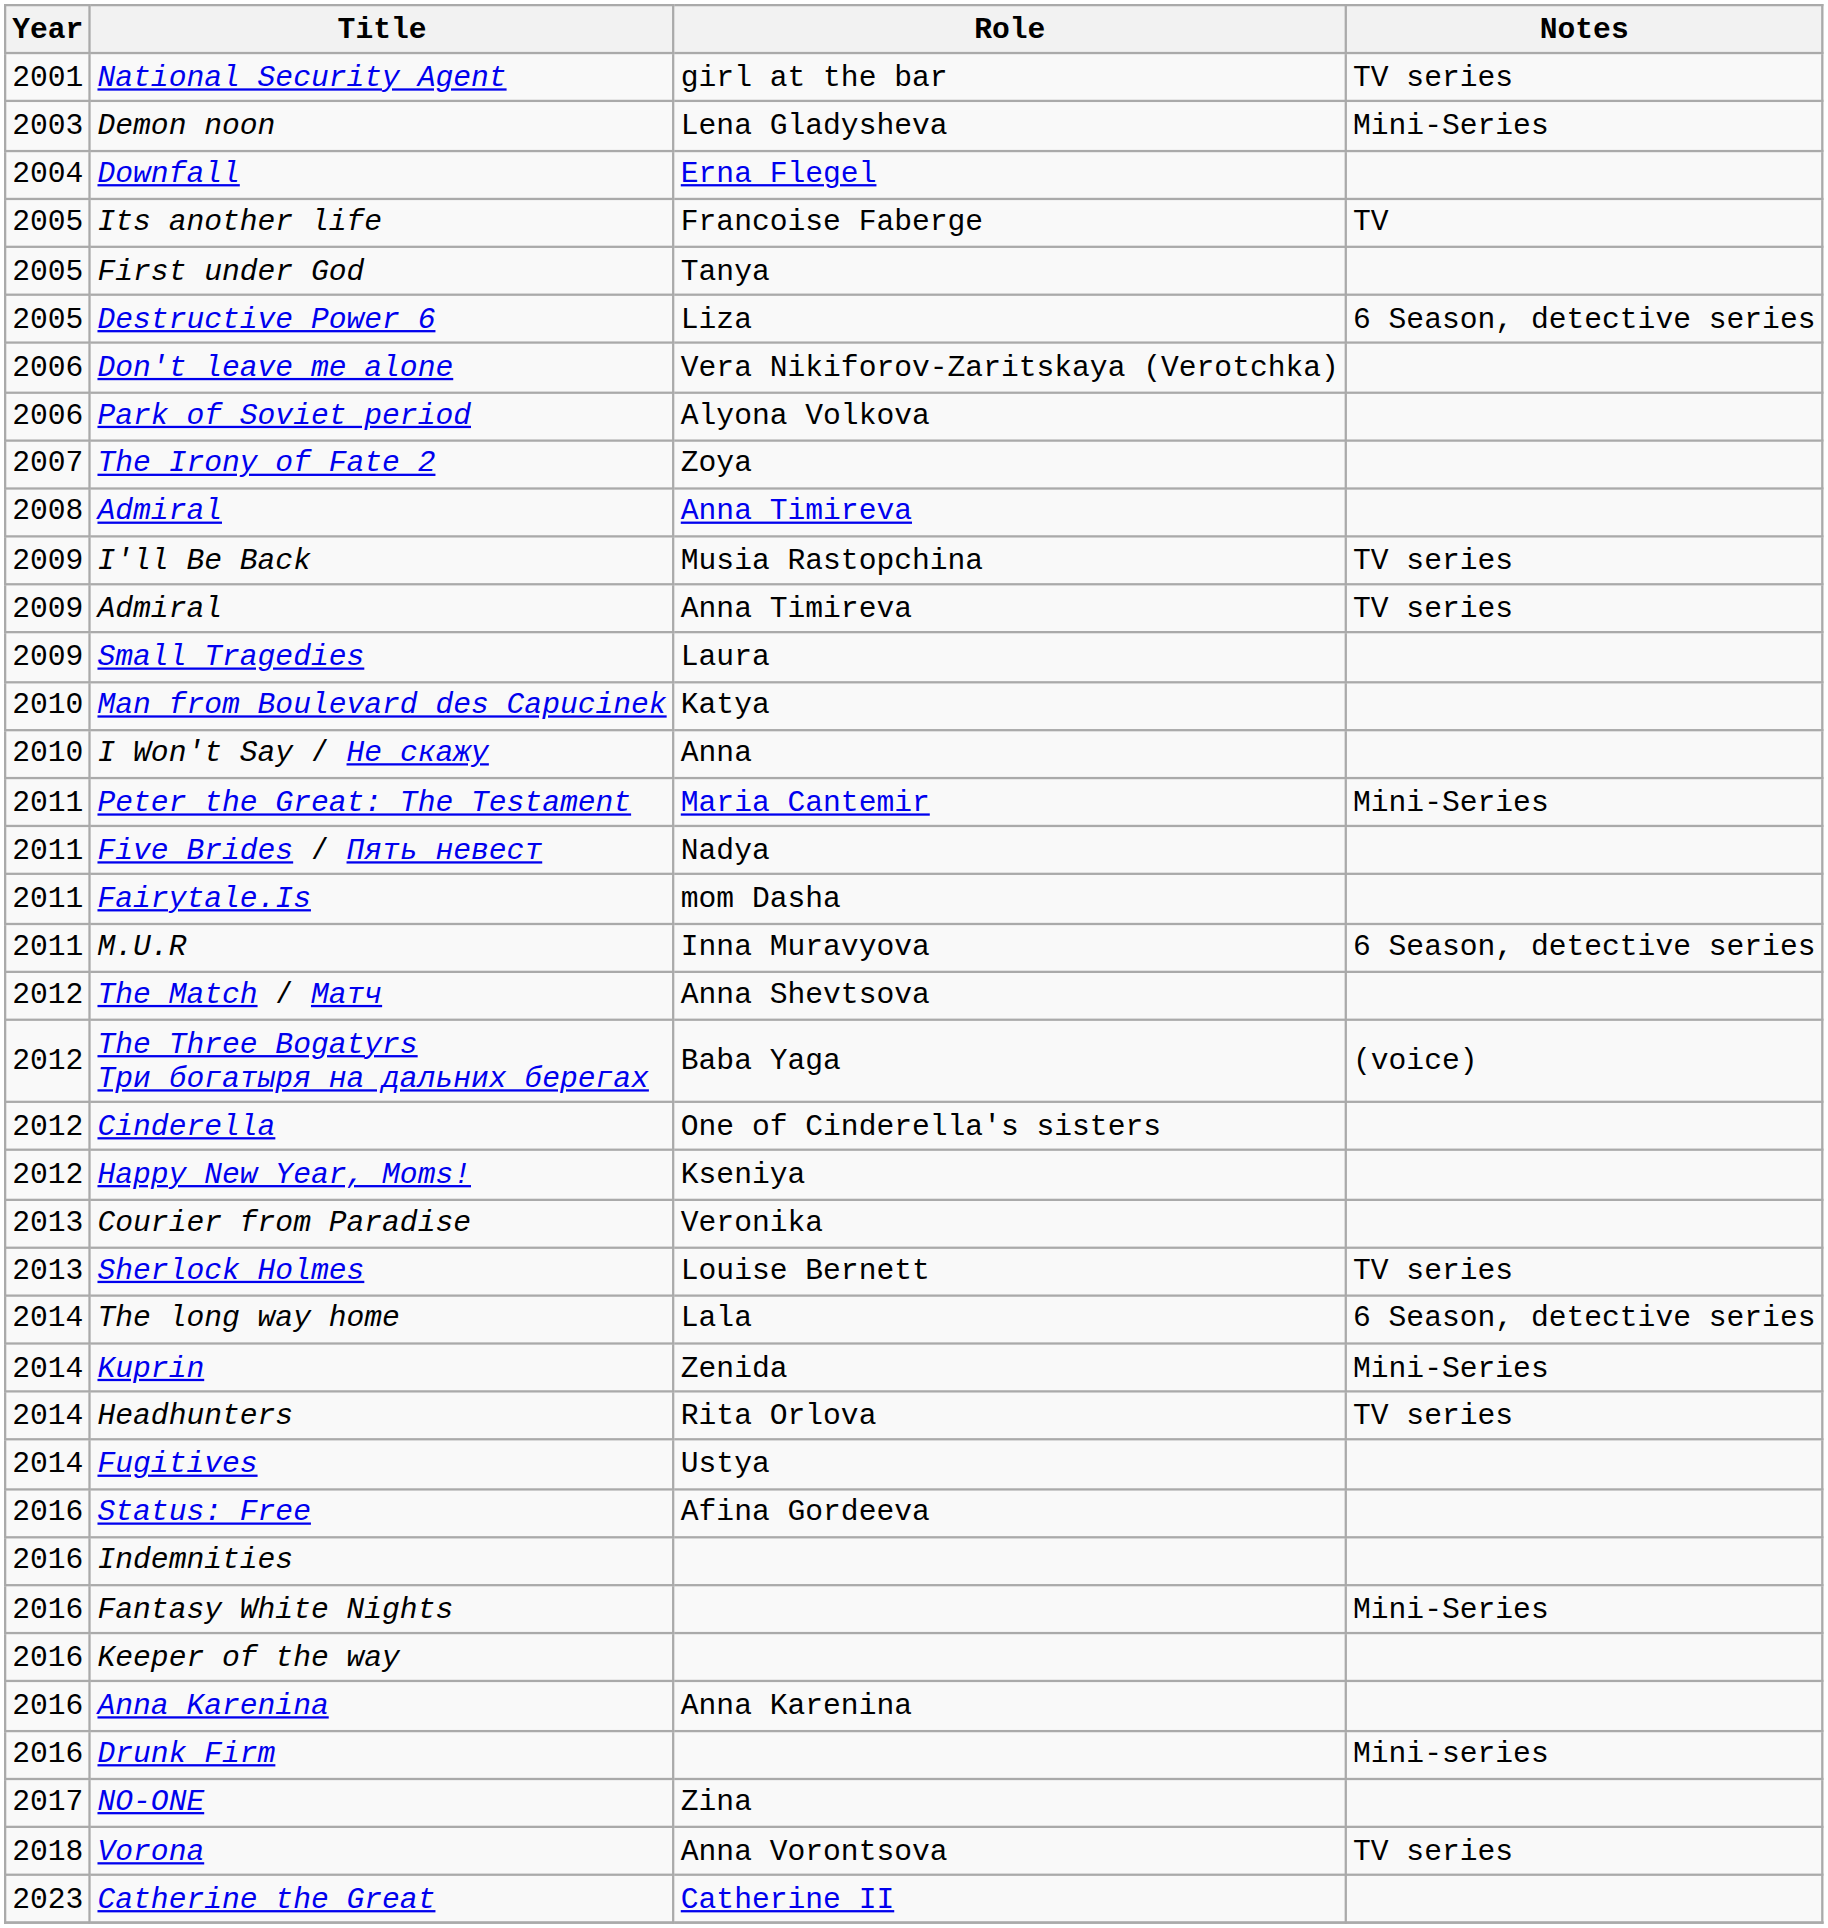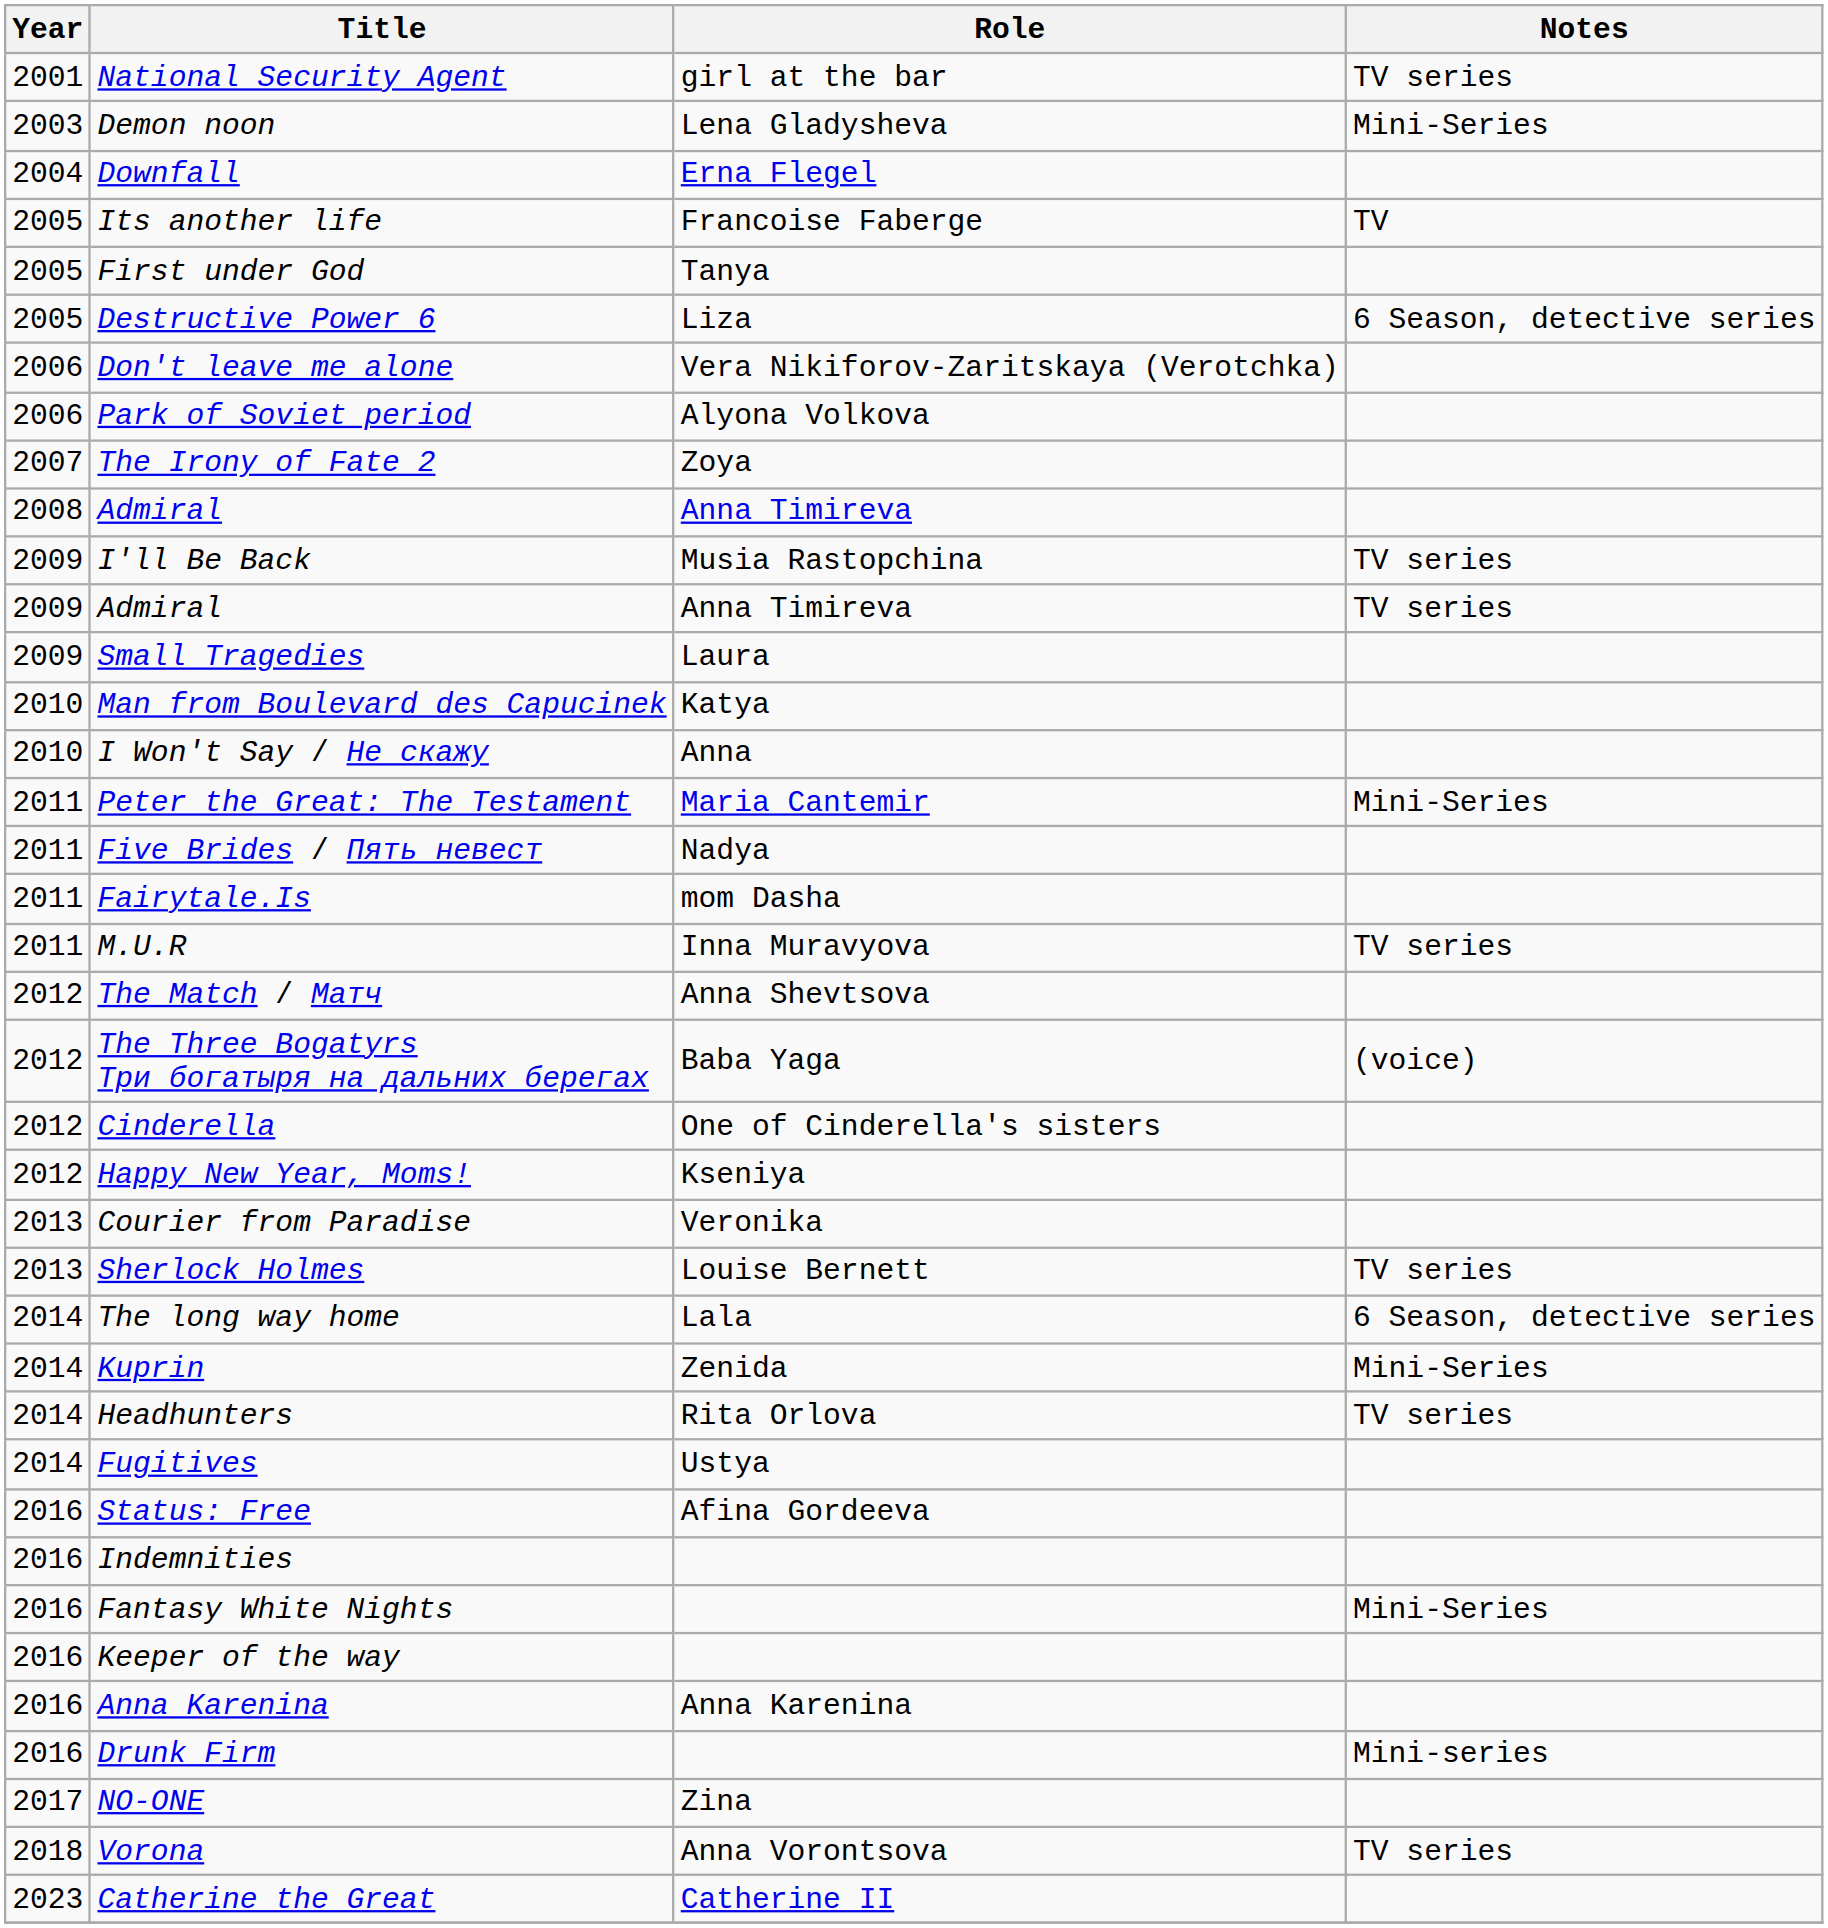(1584, 947) 6 Season, detective series -> (1433, 947) TV series
